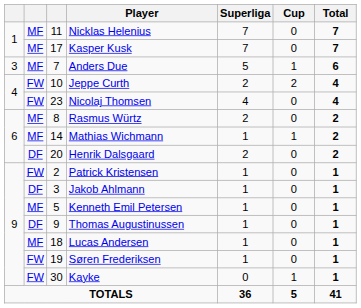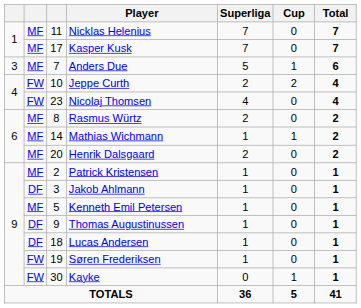(35, 154) DF -> (35, 154) MF
(35, 171) FW -> (35, 171) MF
(35, 242) MF -> (35, 242) DF
